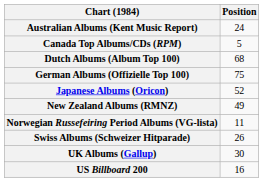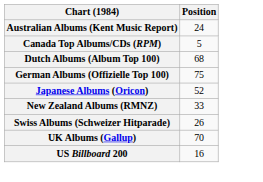(239, 106) 49 -> (199, 106) 33
- row: (112, 122)
(239, 153) 30 -> (199, 138) 70
